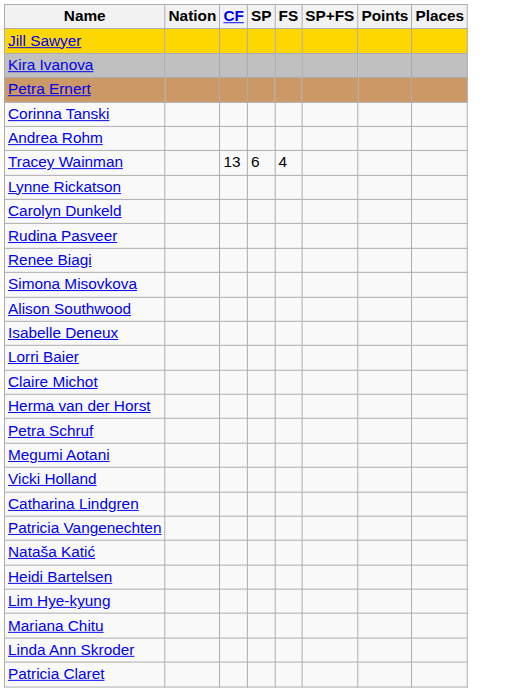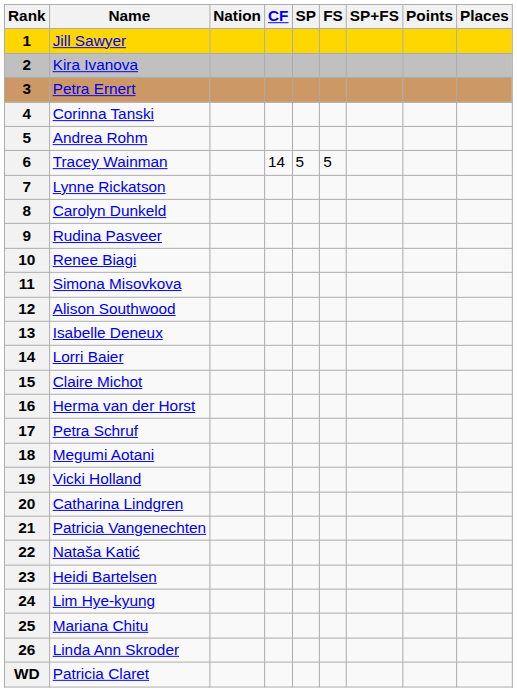+ column: (27, 16)
(232, 162) 13 -> (277, 162) 14
(255, 162) 6 -> (300, 162) 5
(283, 162) 4 -> (327, 162) 5
